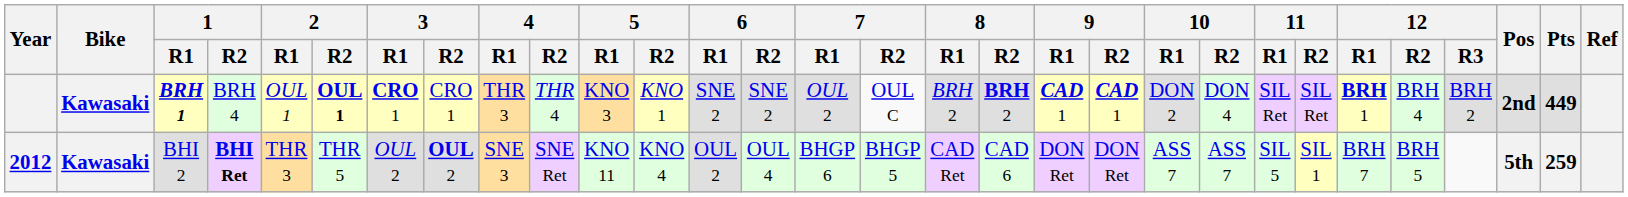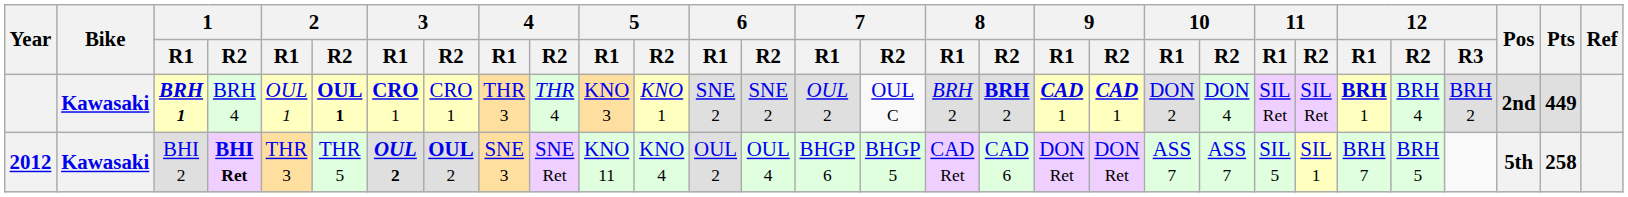(395, 162) normal -> (395, 162) bold
(1561, 162) 259 -> (1561, 162) 258
